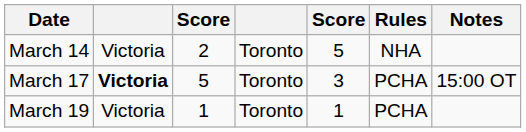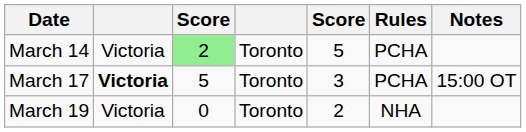(204, 50) no background -> (204, 50) lightgreen background
(401, 50) NHA -> (401, 50) PCHA
(204, 111) 1 -> (204, 111) 0
(339, 111) 1 -> (339, 111) 2
(401, 111) PCHA -> (401, 111) NHA
